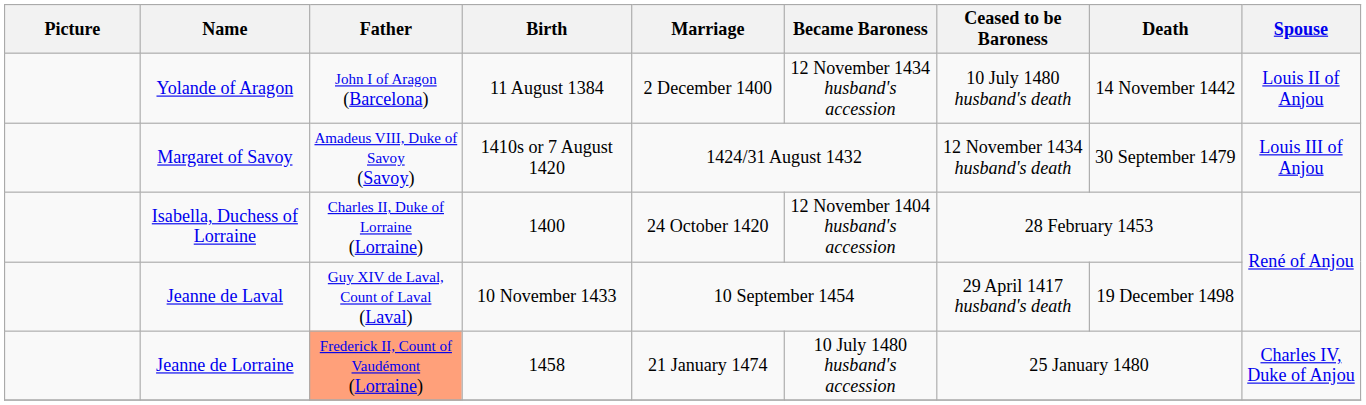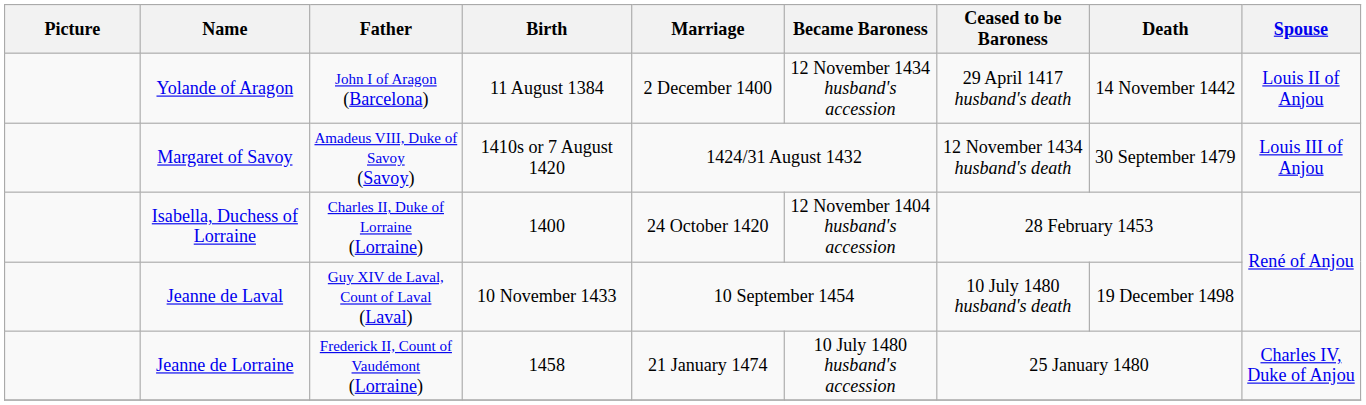(1013, 88) 10 July 1480 husband's death -> (1013, 88) 29 April 1417 husband's death
(1013, 296) 29 April 1417 husband's death -> (1013, 296) 10 July 1480 husband's death
(386, 366) lightsalmon background -> (386, 366) no background
